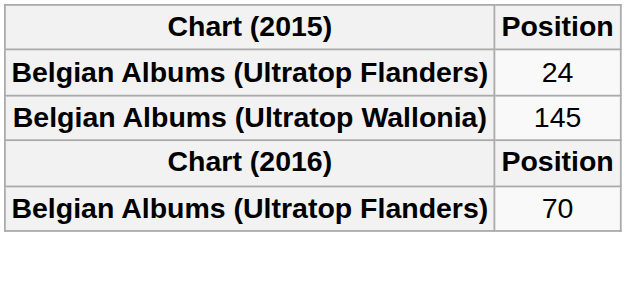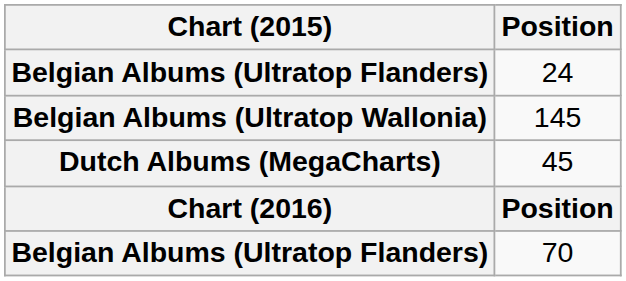+ row: (558, 162)
